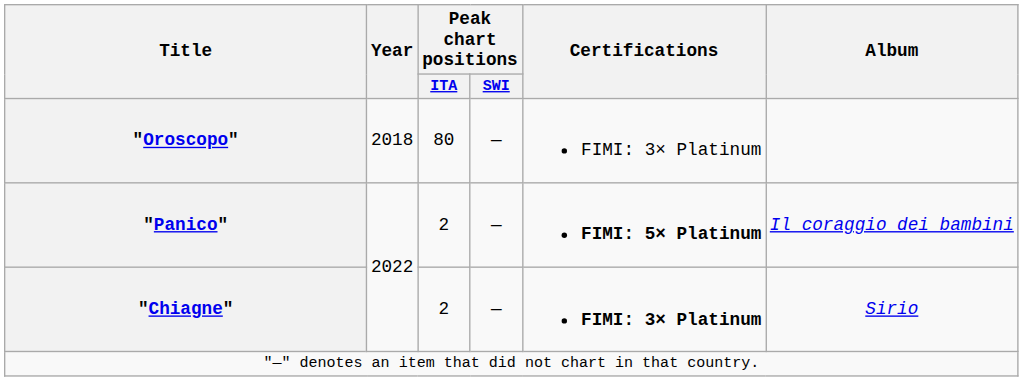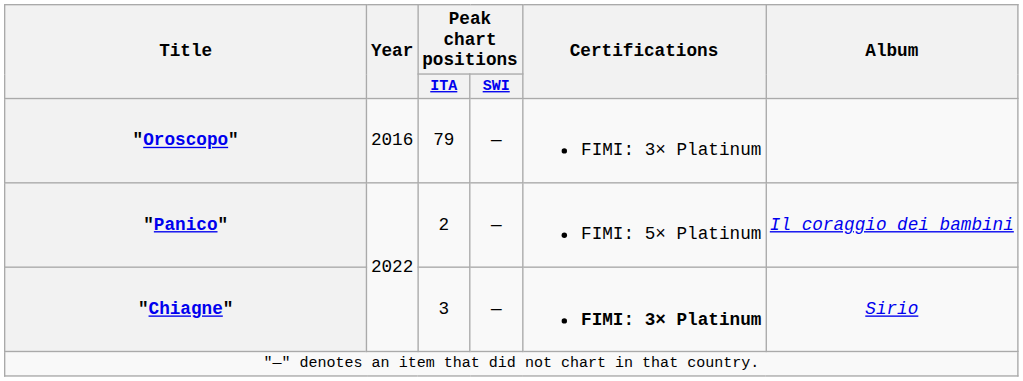(392, 140) 2018 -> (392, 140) 2016
(444, 140) 80 -> (444, 140) 79
(644, 235) bold -> (644, 235) normal
(444, 309) 2 -> (444, 309) 3
